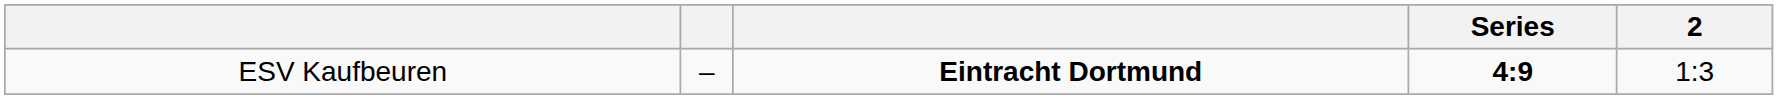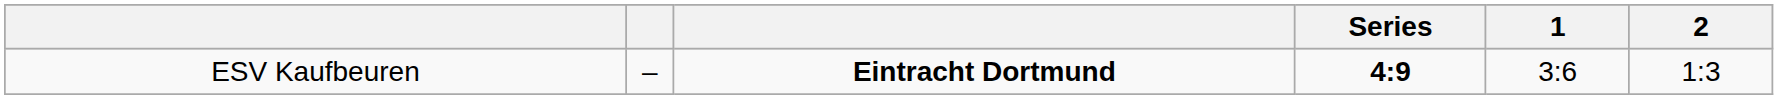+ column: (1558, 26)
